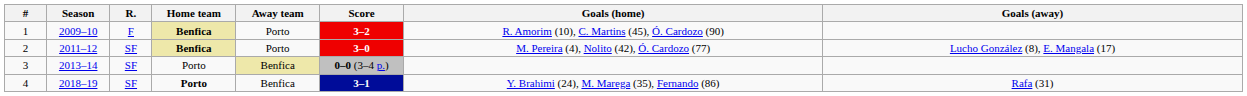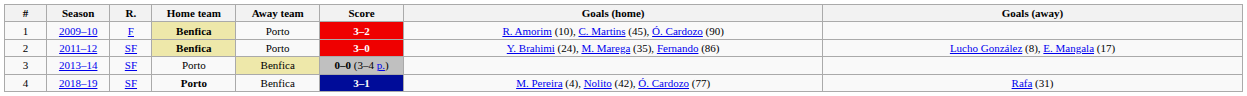(613, 48) M. Pereira (4), Nolito (42), Ó. Cardozo (77) -> (613, 48) Y. Brahimi (24), M. Marega (35), Fernando (86)
(613, 83) Y. Brahimi (24), M. Marega (35), Fernando (86) -> (613, 83) M. Pereira (4), Nolito (42), Ó. Cardozo (77)
